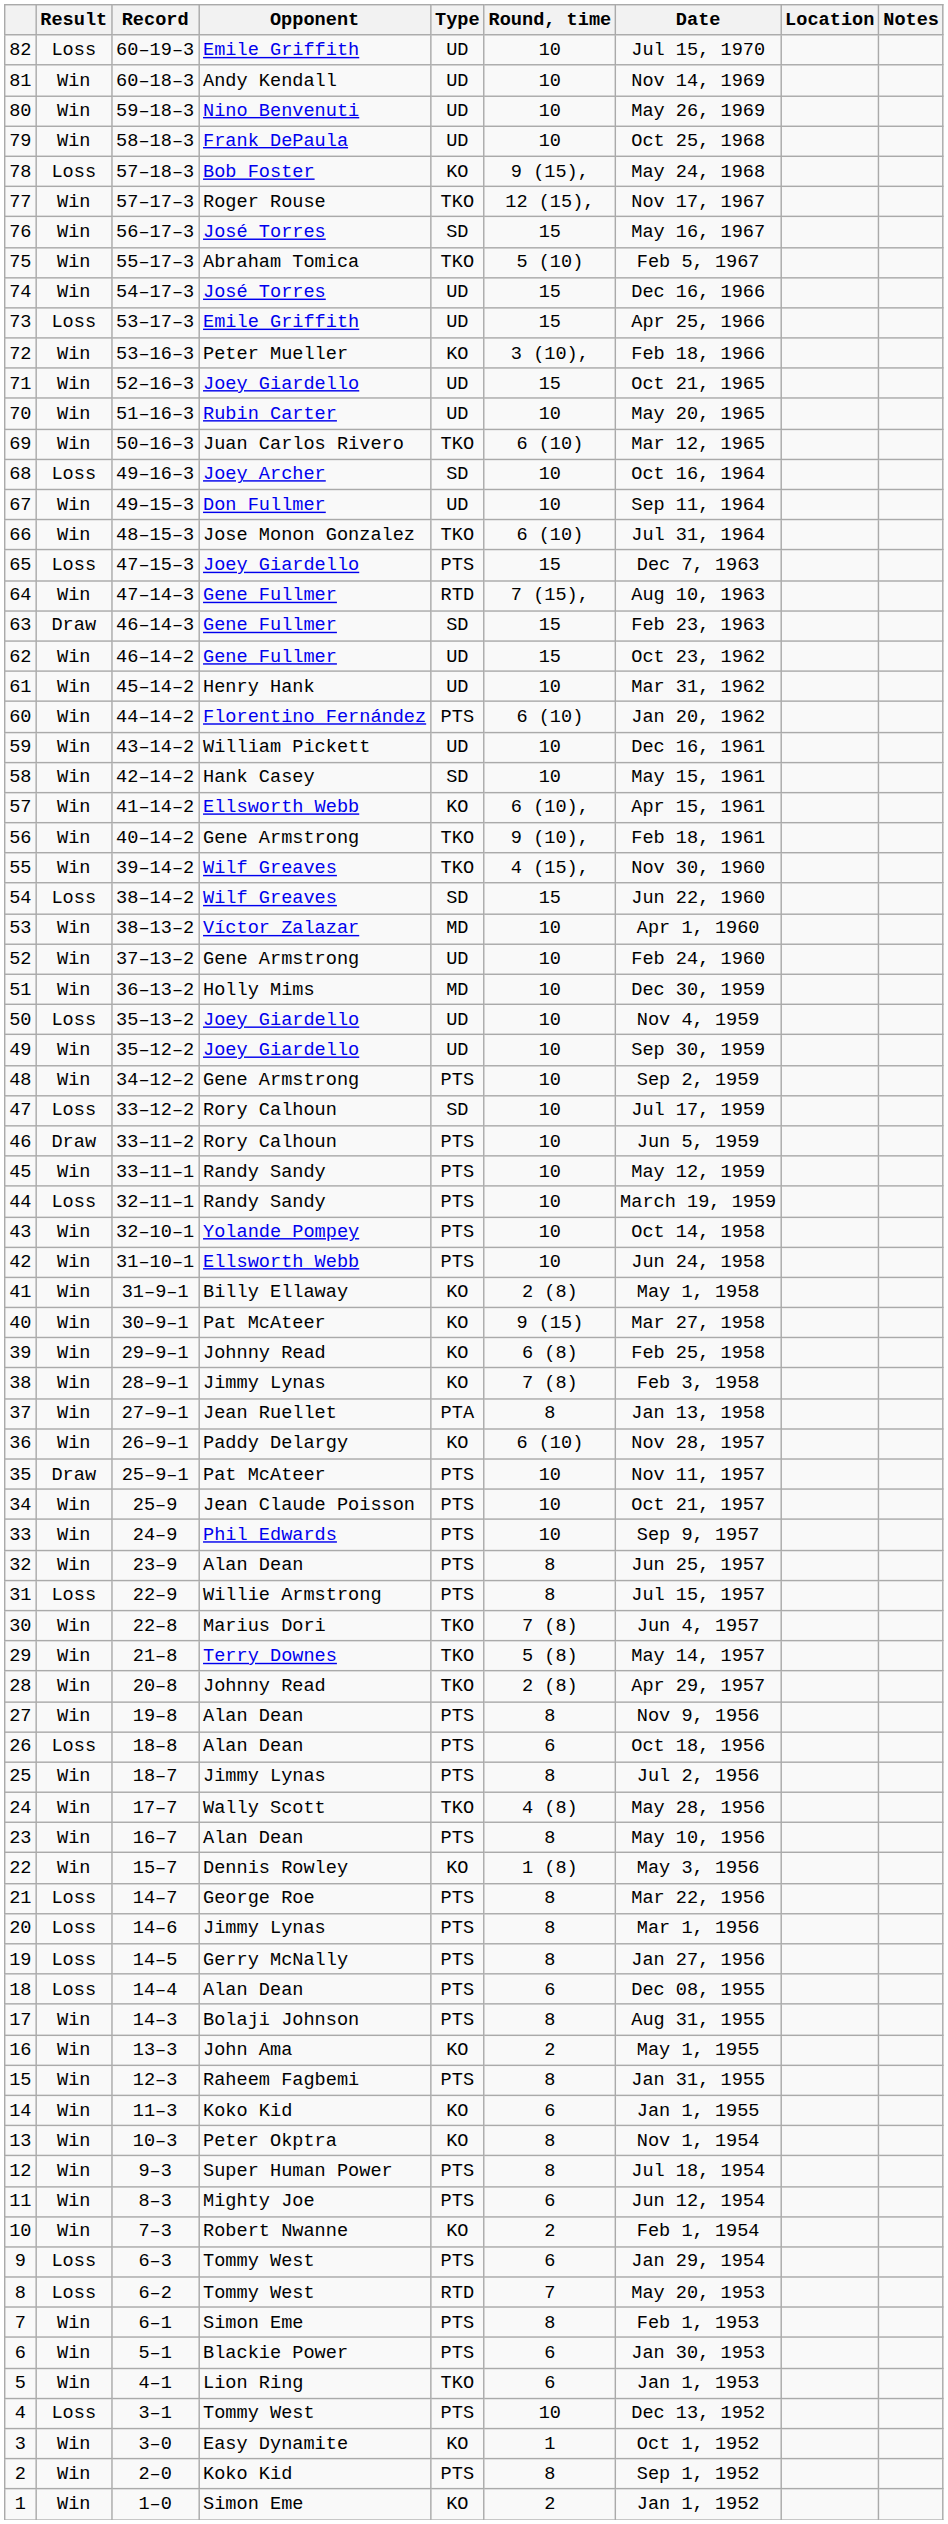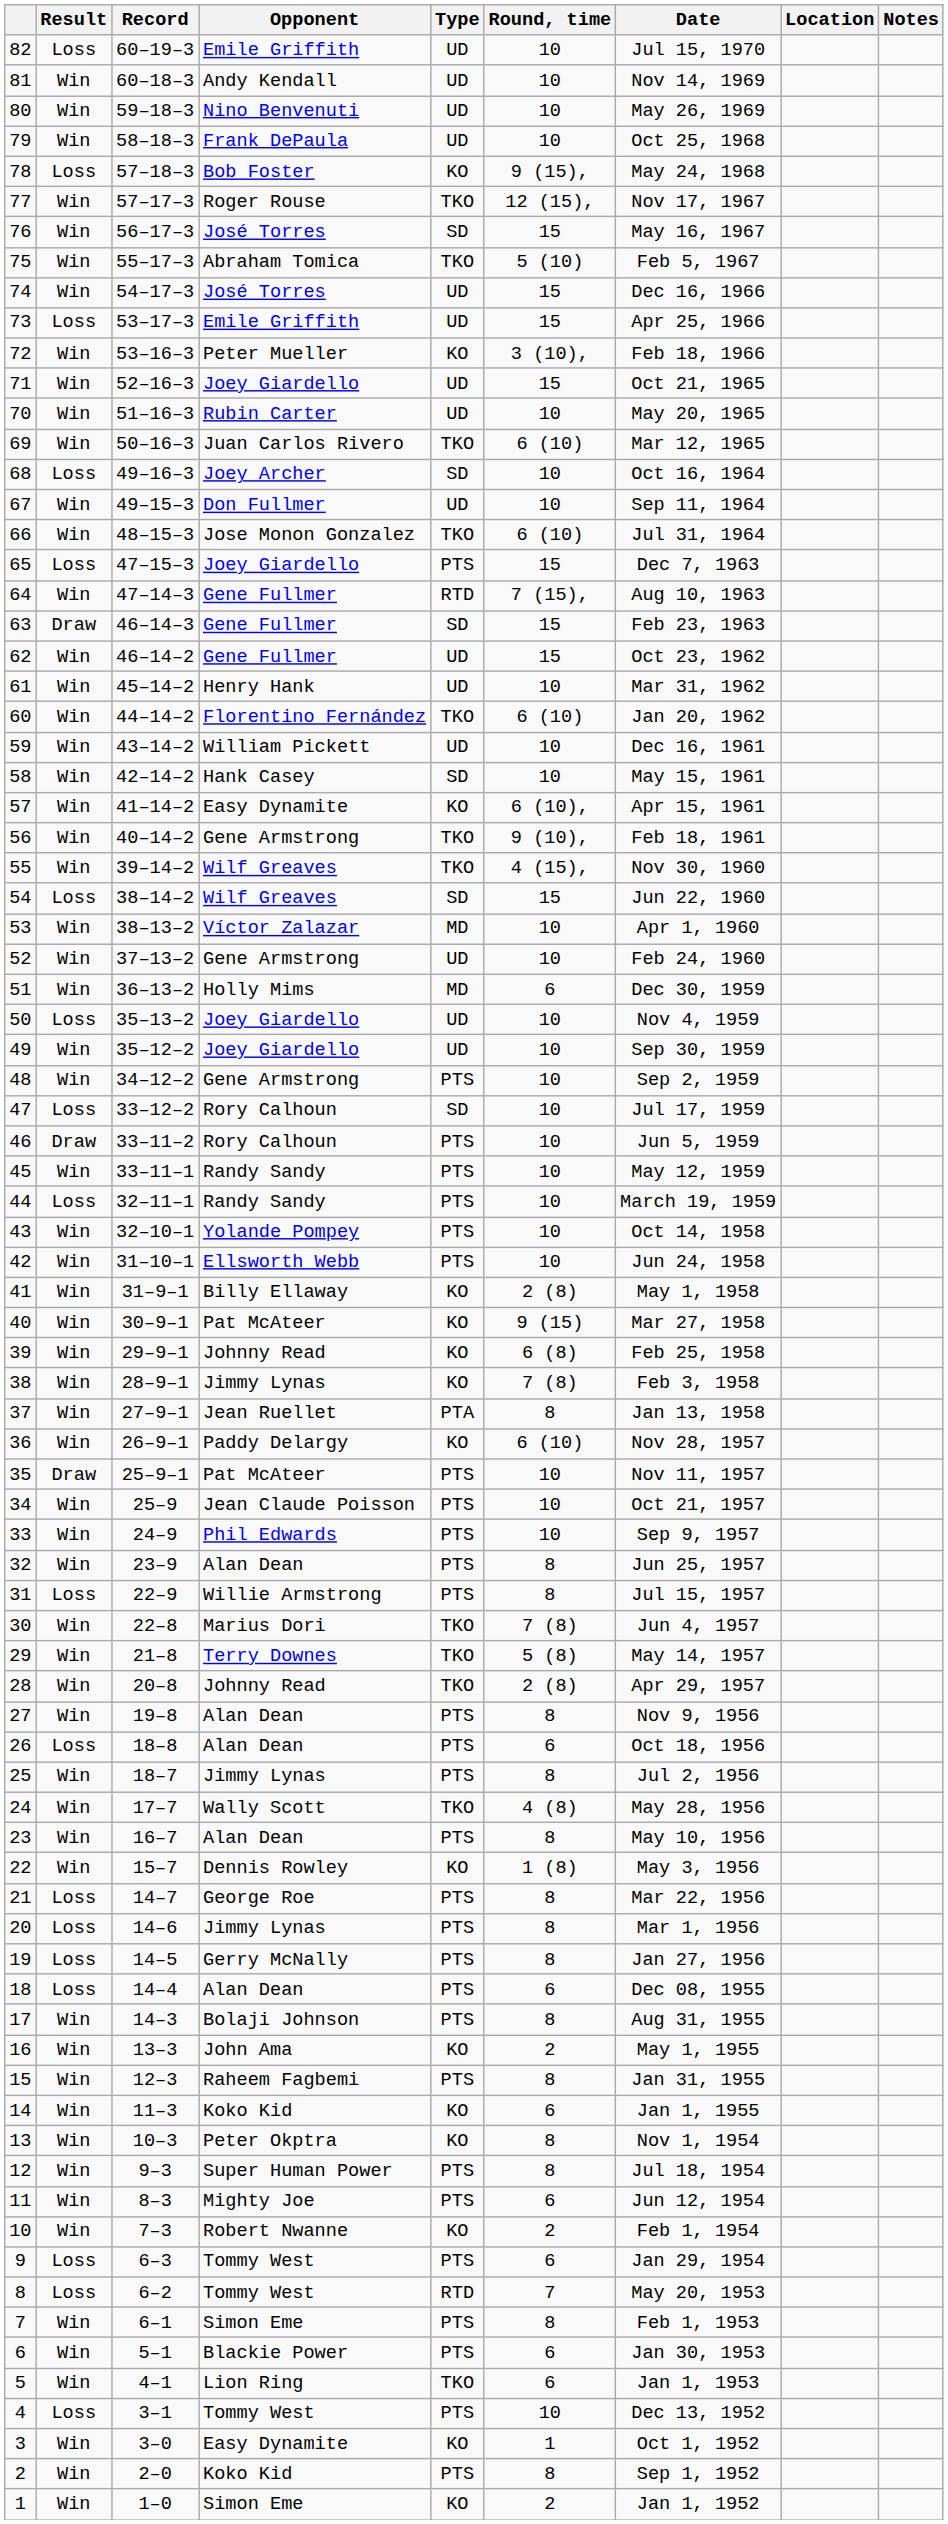(457, 717) PTS -> (457, 717) TKO
(281, 808) Ellsworth Webb -> (276, 808) Easy Dynamite
(550, 989) 10 -> (550, 989) 6
